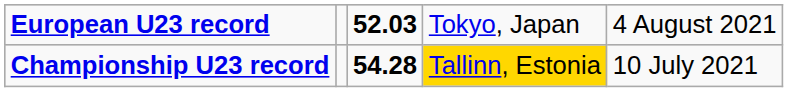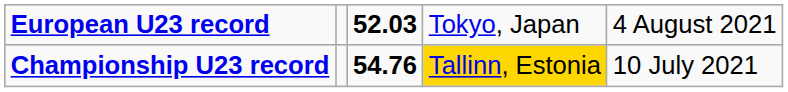(385, 65) 54.28 -> (385, 65) 54.76
